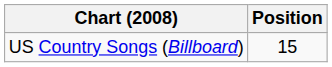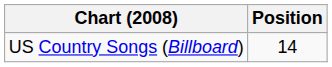(287, 47) 15 -> (287, 47) 14
